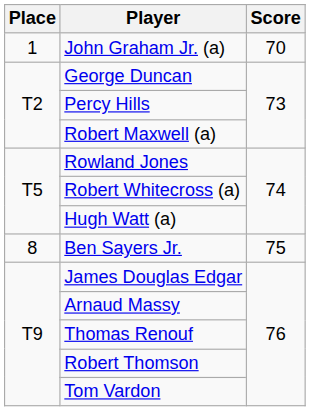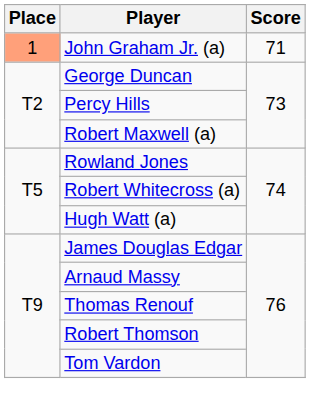(32, 47) no background -> (32, 47) lightsalmon background
(276, 47) 70 -> (276, 47) 71
- row: (123, 248)
